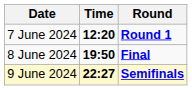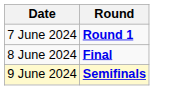- column: (99, 14)
